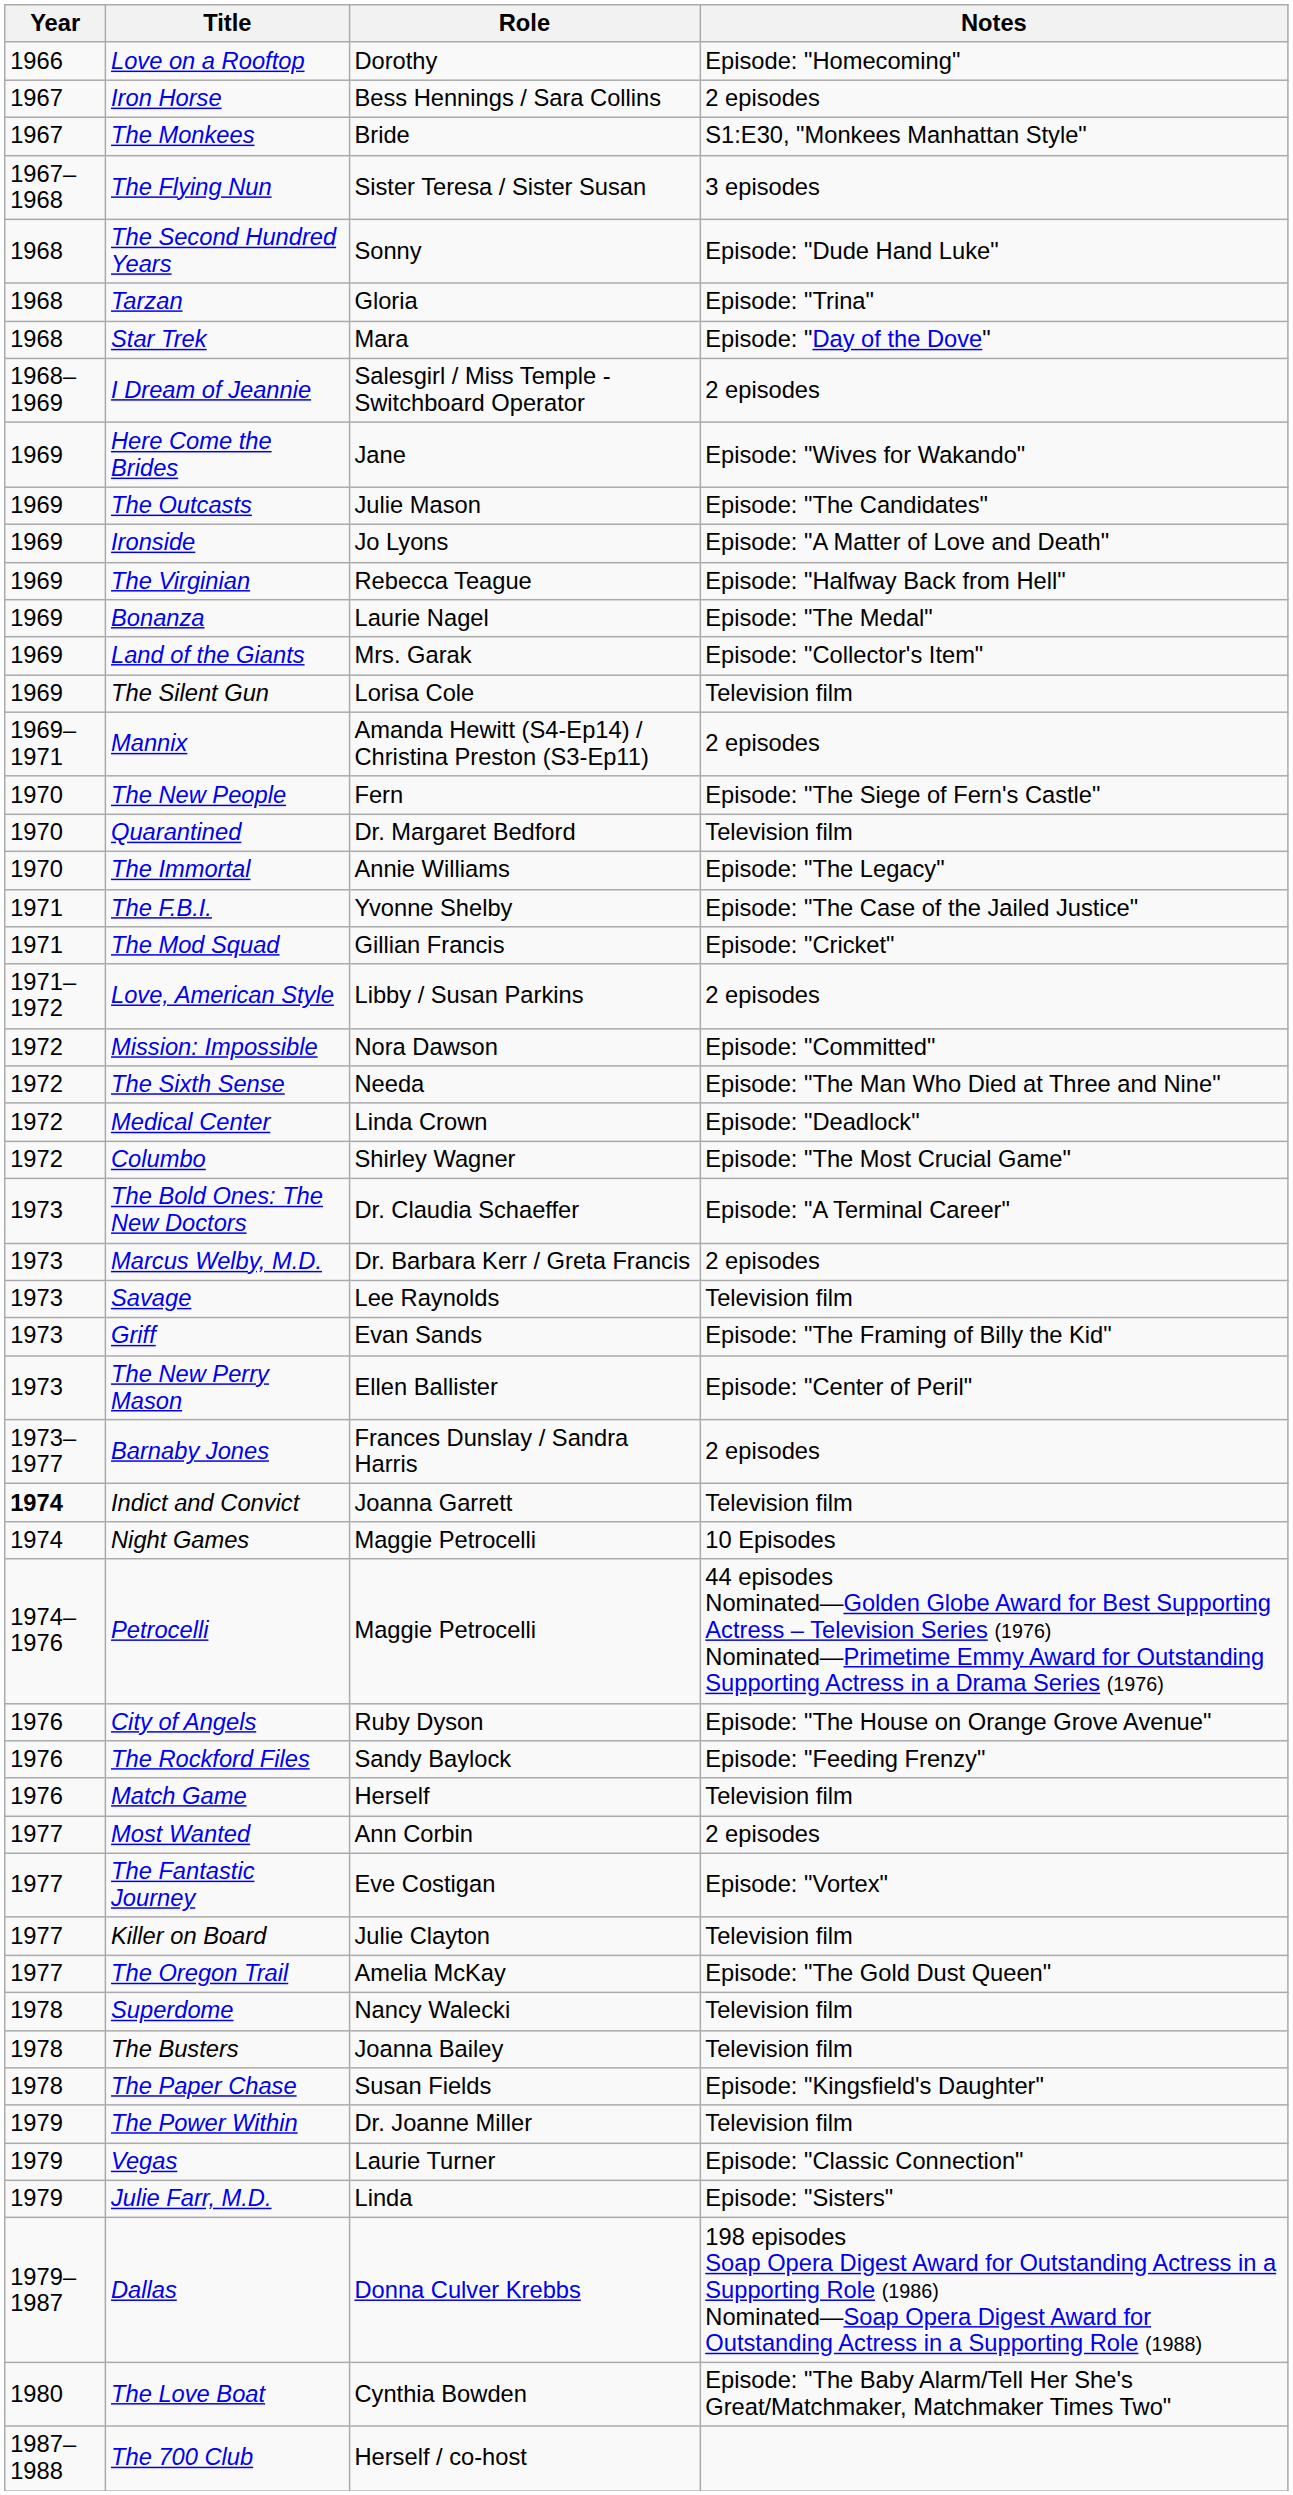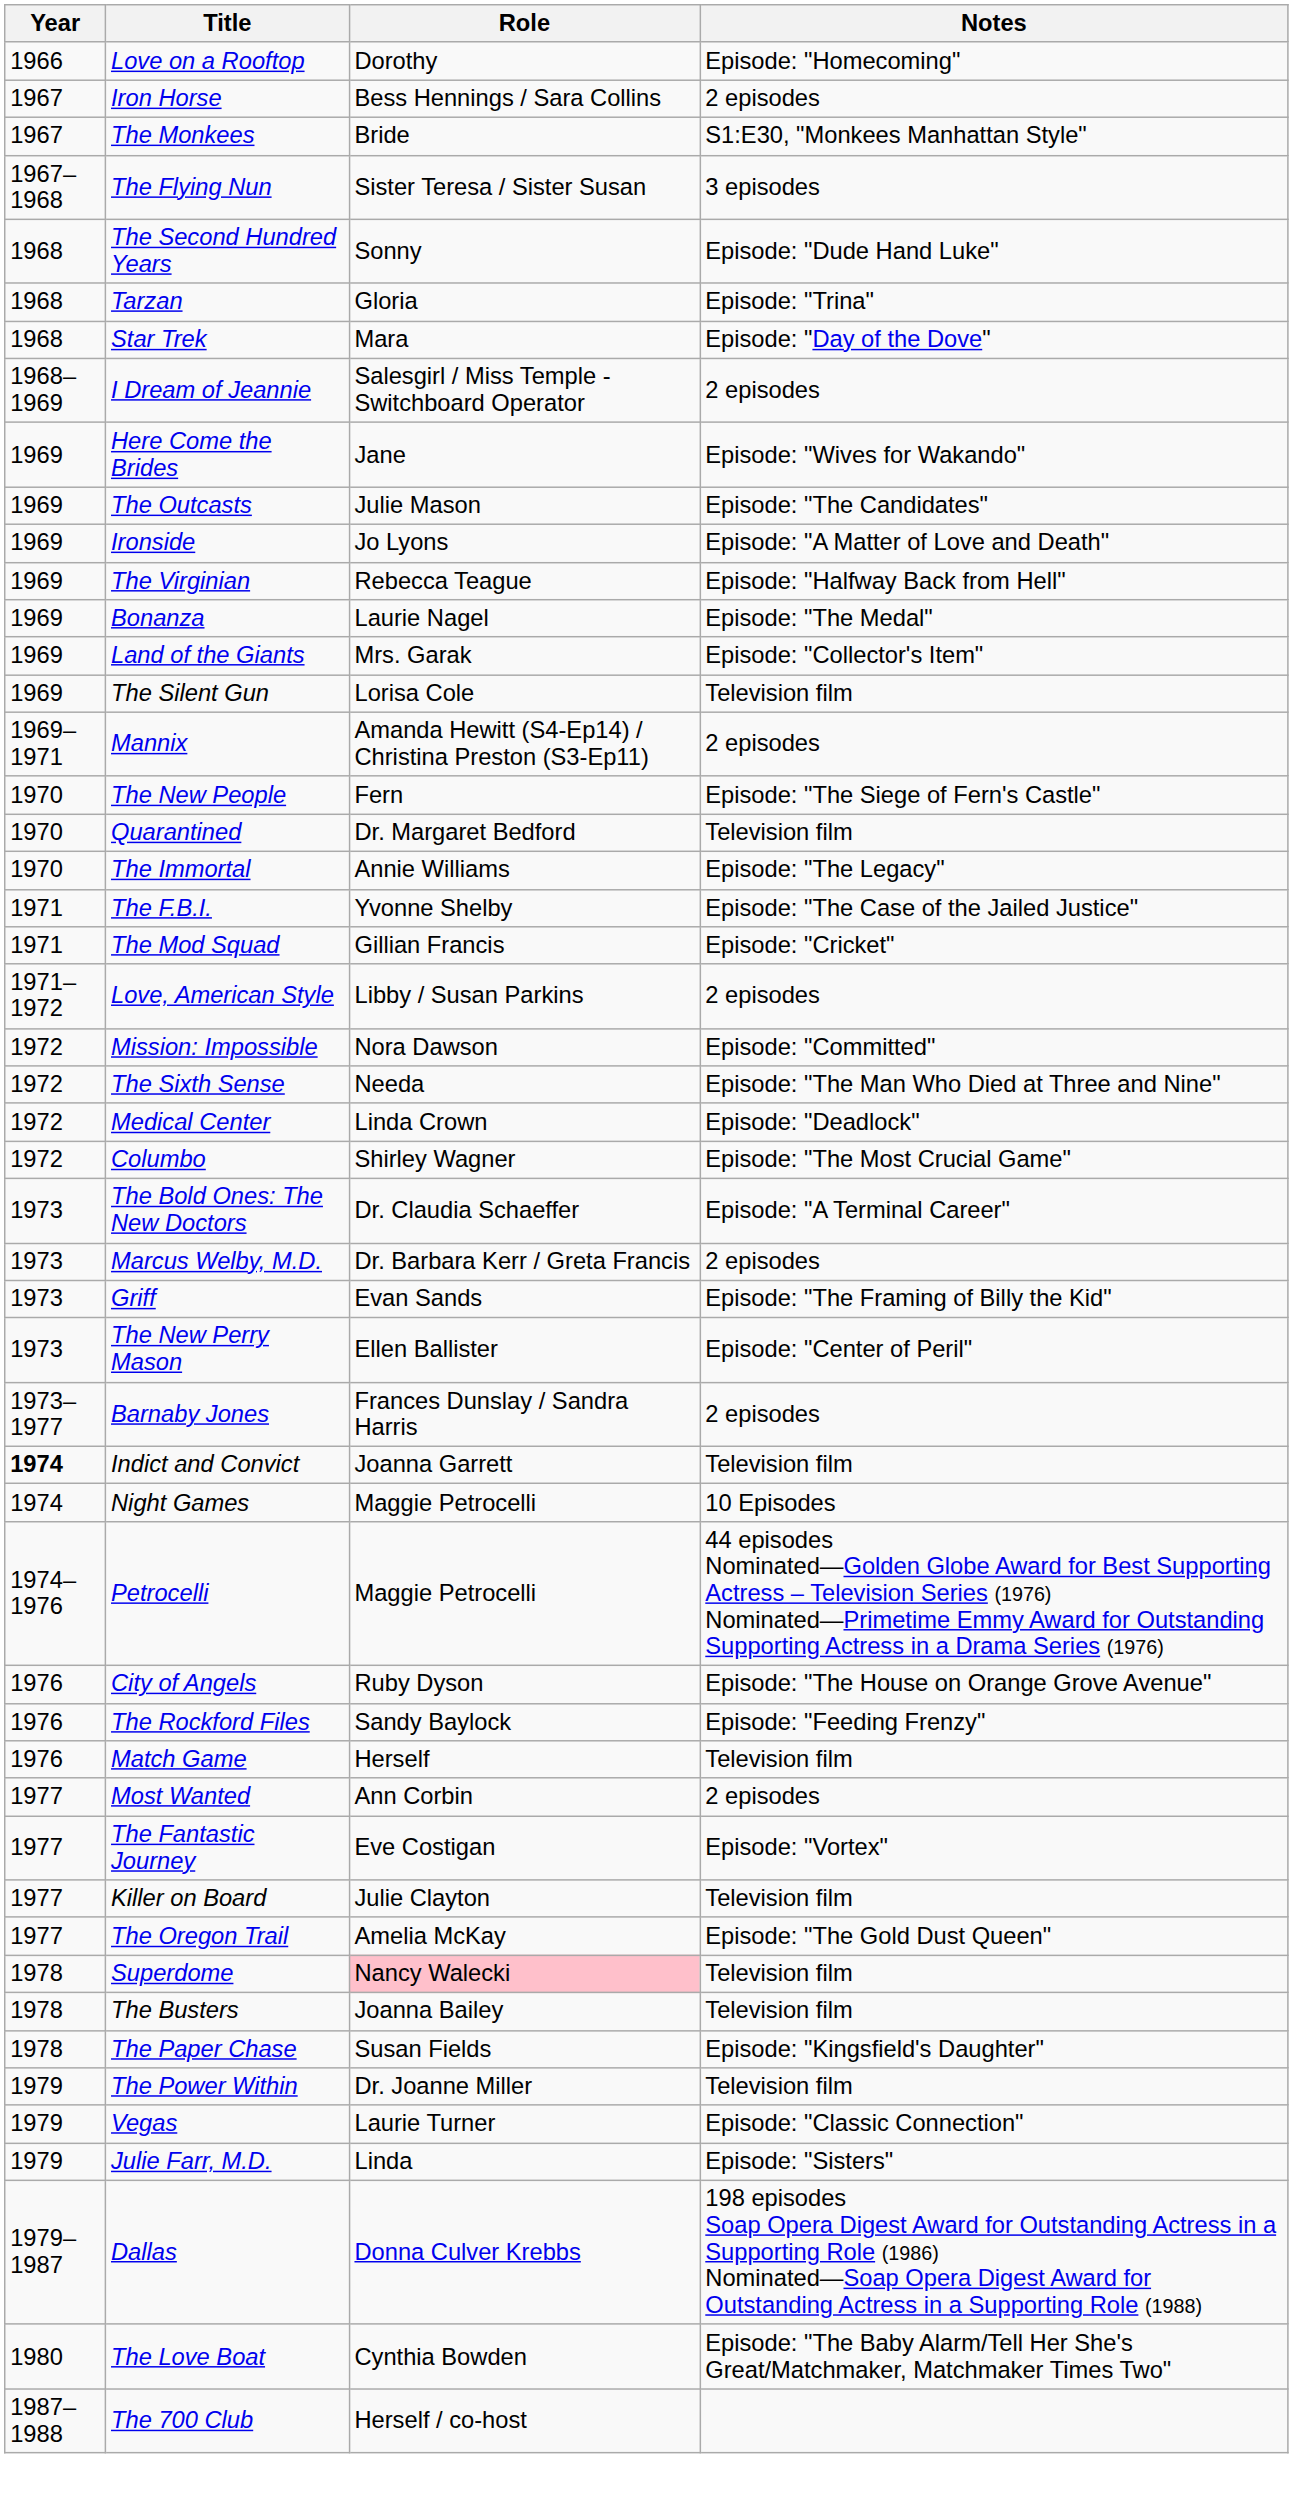- row: (151, 1298)
(432, 2011) no background -> (432, 1973) pink background
